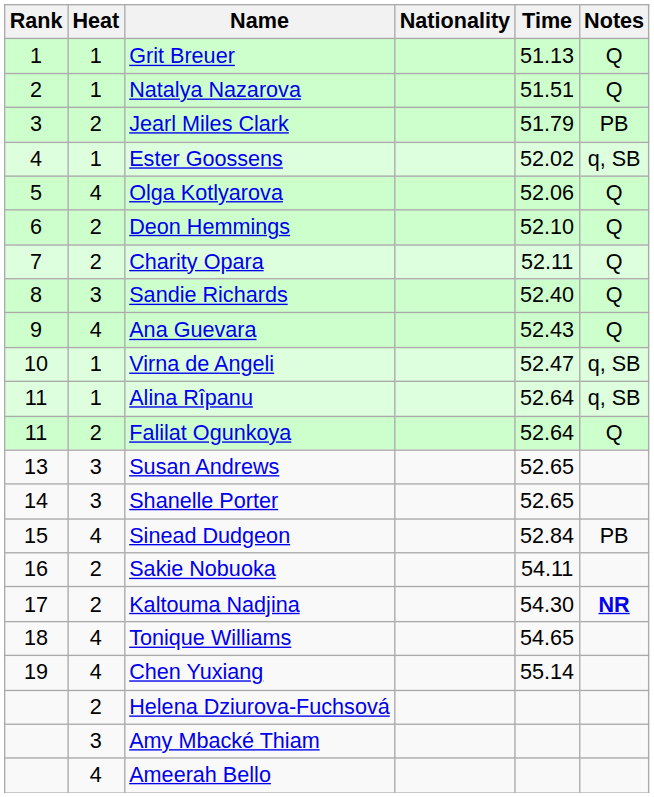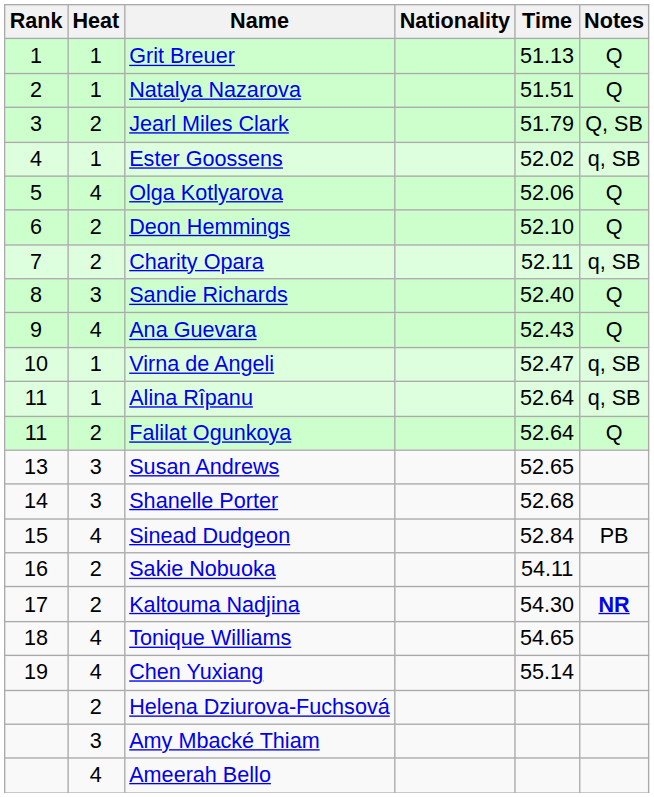(614, 124) PB -> (614, 124) Q, SB
(614, 261) Q -> (614, 261) q, SB
(547, 501) 52.65 -> (547, 501) 52.68
